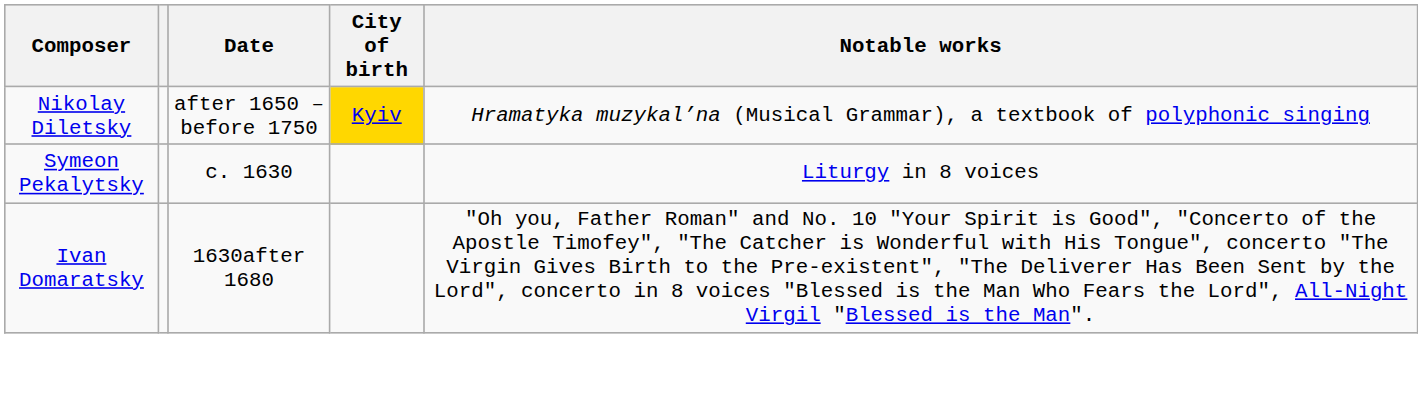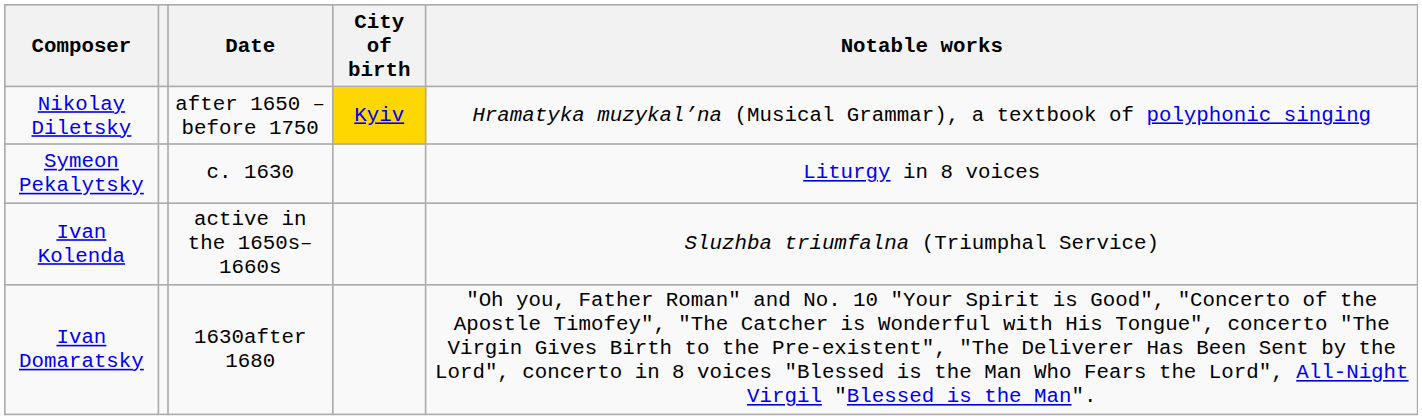+ row: (81, 243)
